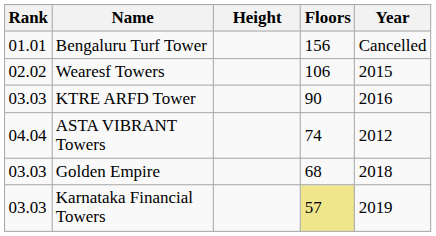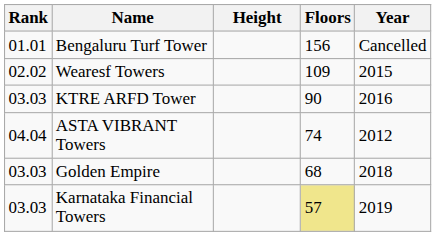(317, 71) 106 -> (317, 71) 109
